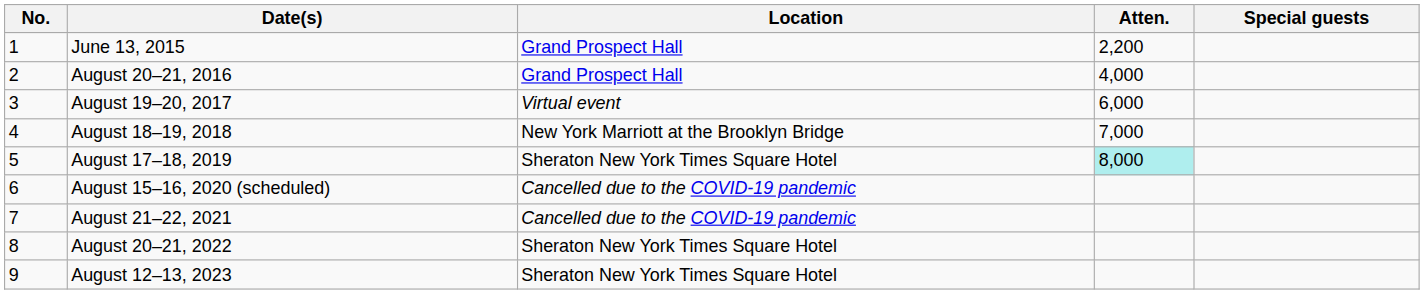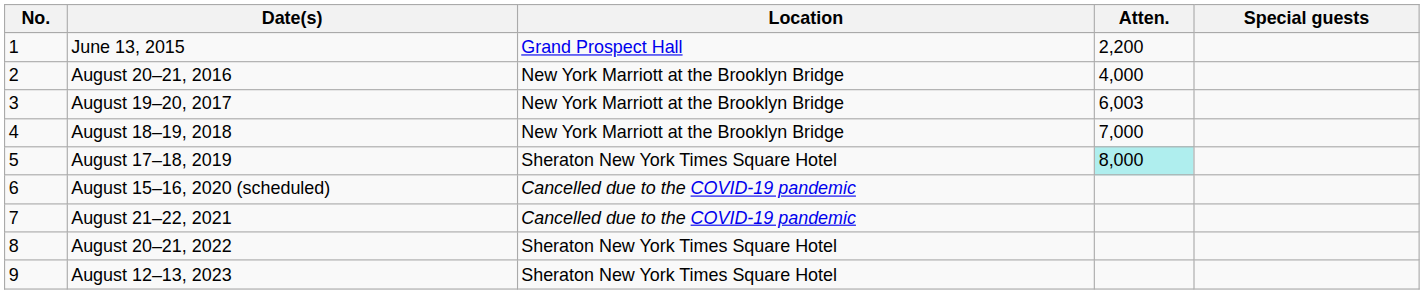(602, 75) Grand Prospect Hall -> (683, 75) New York Marriott at the Brooklyn Bridge
(571, 103) Virtual event -> (683, 103) New York Marriott at the Brooklyn Bridge
(1121, 103) 6,000 -> (1121, 103) 6,003
